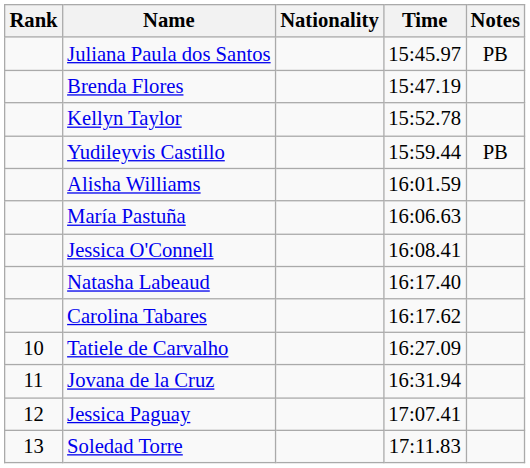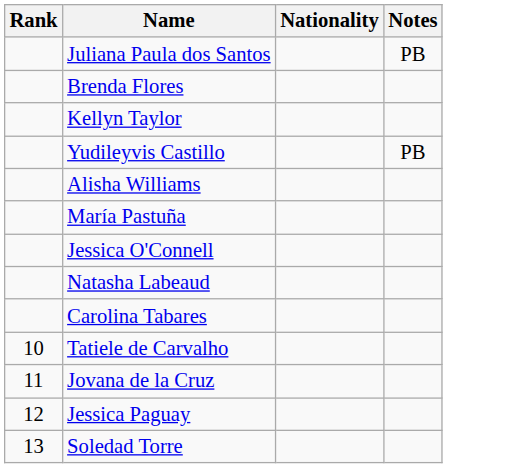- column: (425, 20)
